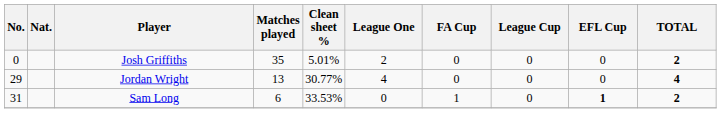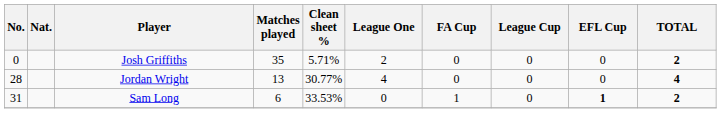(324, 60) 5.01% -> (324, 60) 5.71%
(16, 79) 29 -> (16, 79) 28
